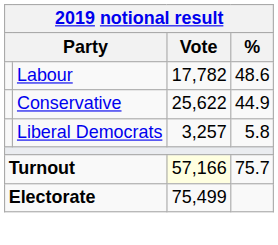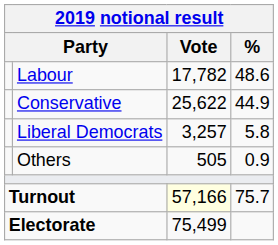+ row: (44, 160)
